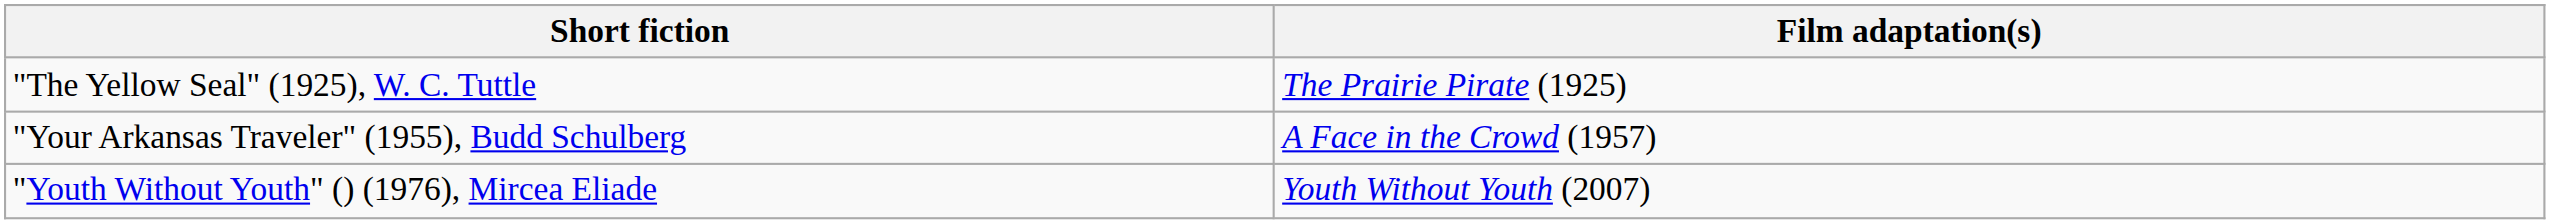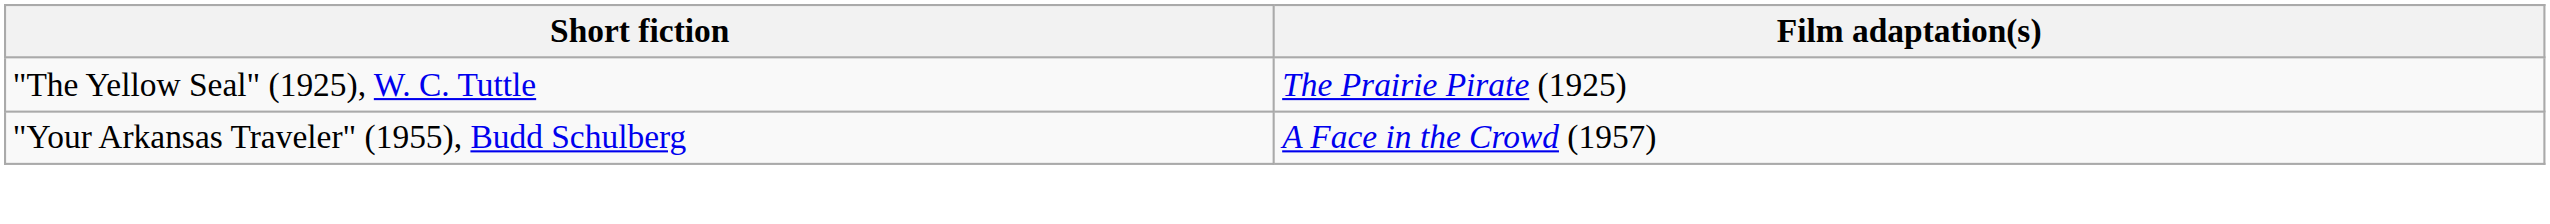- row: (335, 190)
